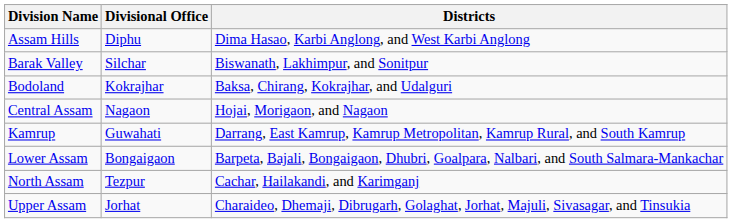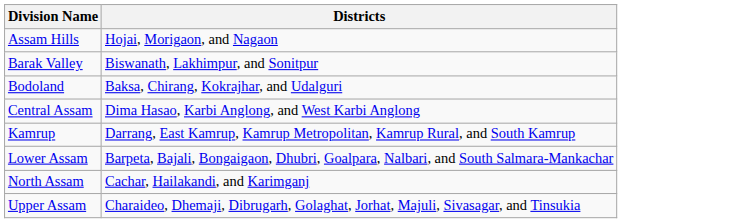- column: (157, 16)
(372, 39) Dima Hasao, Karbi Anglong, and West Karbi Anglong -> (191, 39) Hojai, Morigaon, and Nagaon
(301, 110) Hojai, Morigaon, and Nagaon -> (262, 110) Dima Hasao, Karbi Anglong, and West Karbi Anglong
